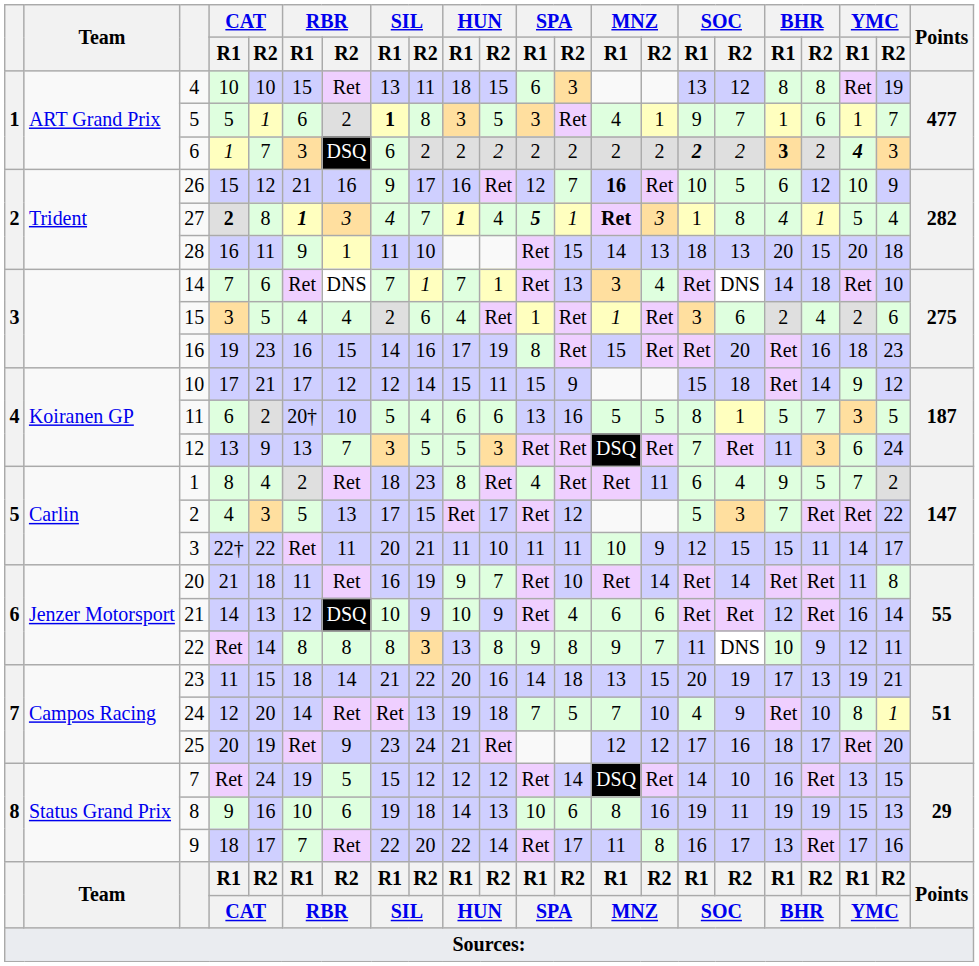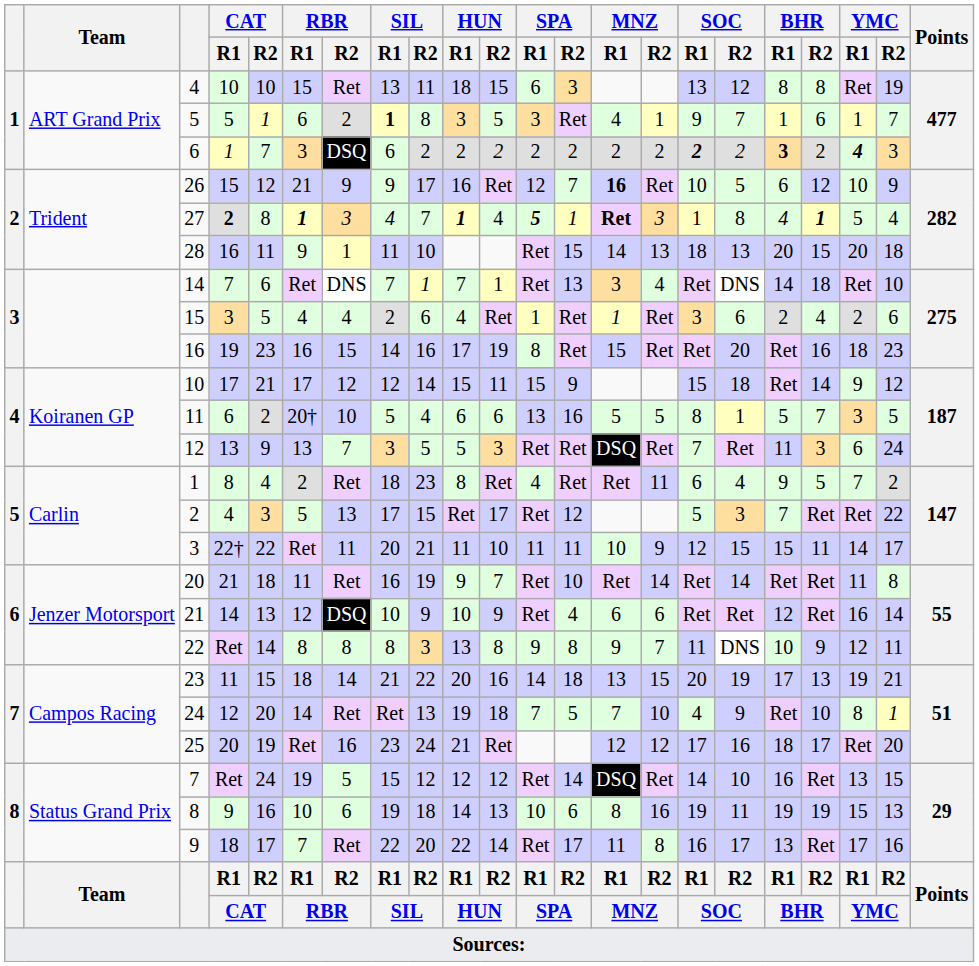(347, 185) 16 -> (347, 185) 9
(821, 218) normal -> (821, 218) bold
(347, 746) 9 -> (347, 746) 16
